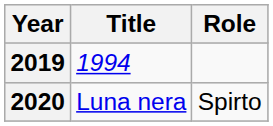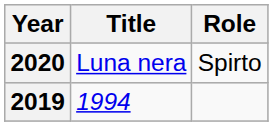rows swapped: (38, 62) <-> (38, 101)
